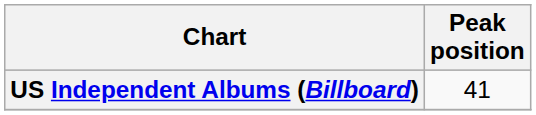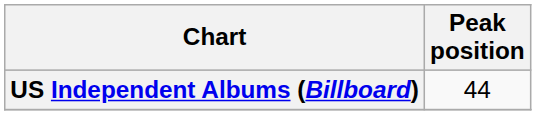(477, 89) 41 -> (477, 89) 44
